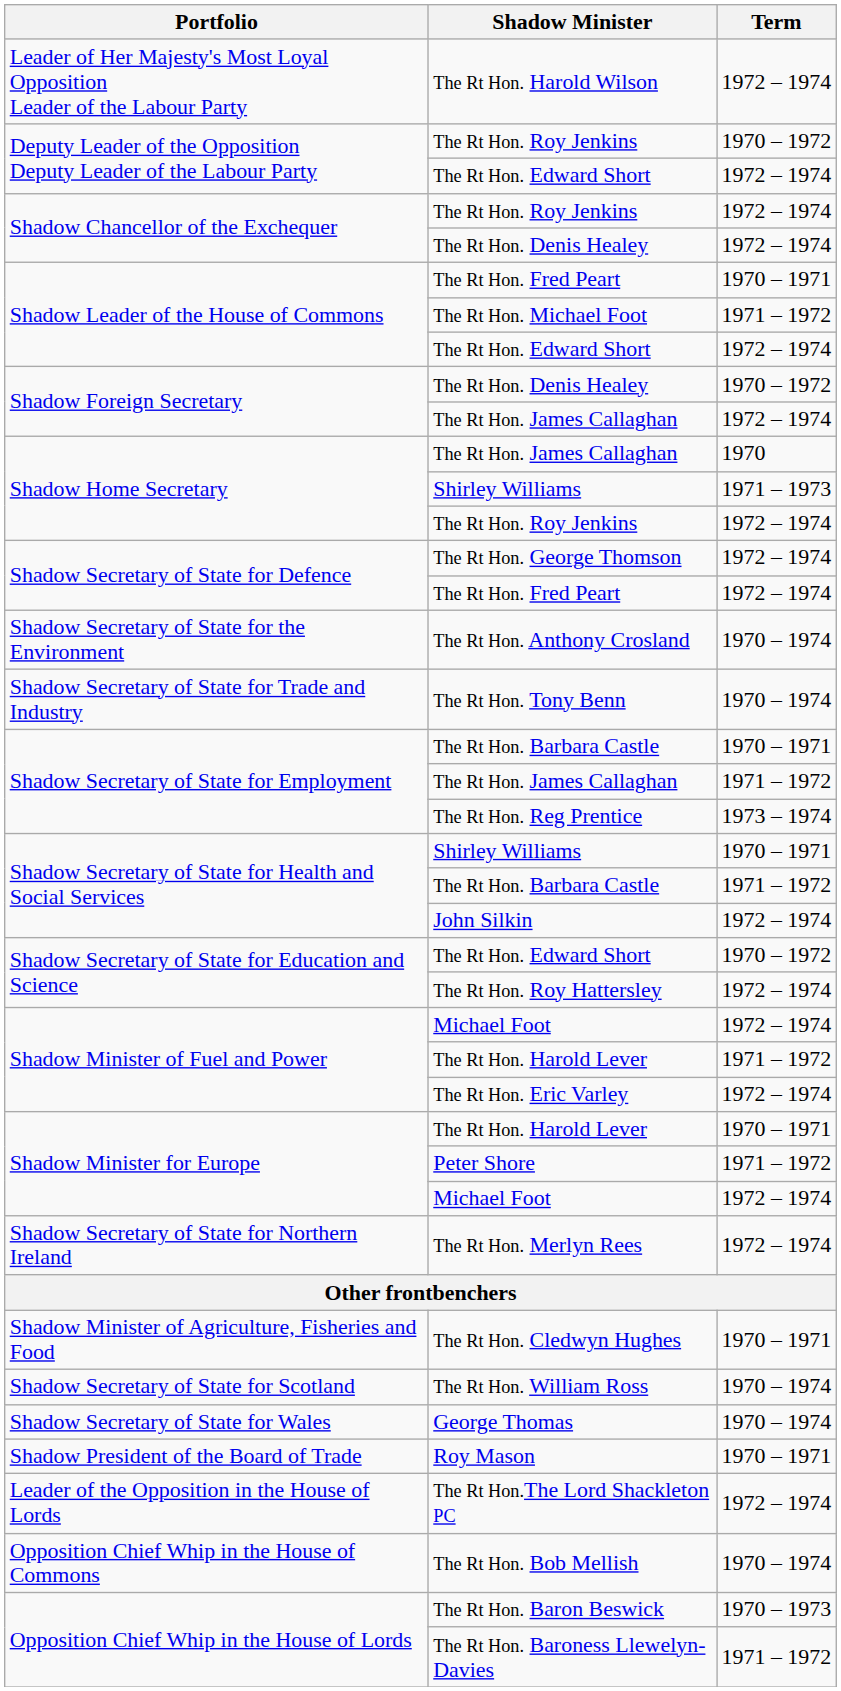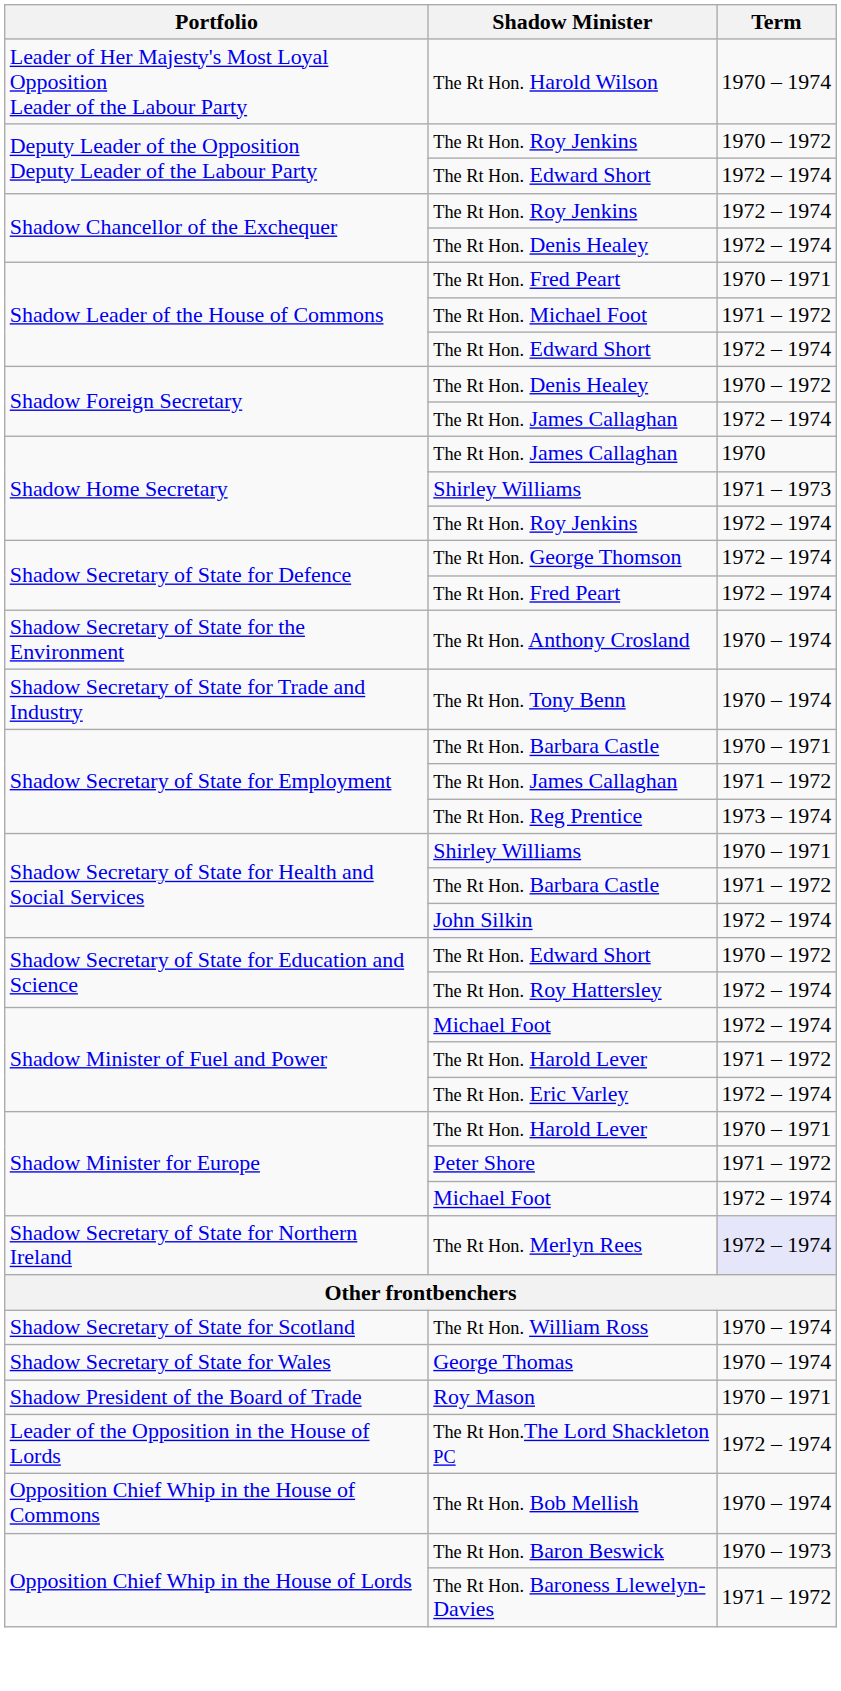(776, 81) 1972 – 1974 -> (776, 81) 1970 – 1974
(776, 1245) no background -> (776, 1245) lavender background
- row: (213, 1339)
